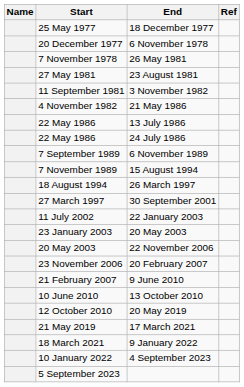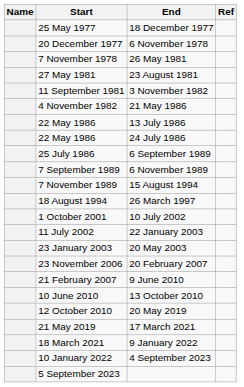+ row: (170, 153)
- row: (173, 201)
+ row: (157, 216)
- row: (171, 248)
